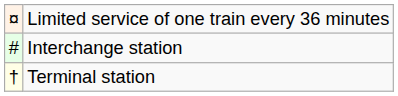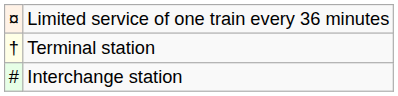rows swapped: (91, 76) <-> (105, 47)
